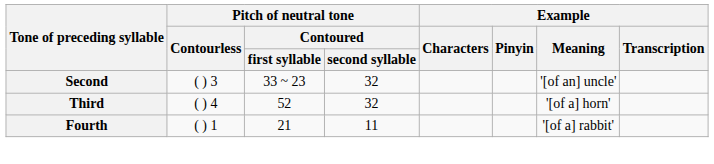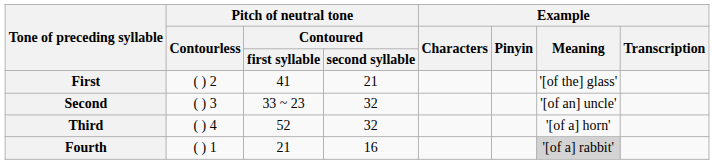+ row: (86, 81)
(372, 125) 11 -> (371, 147) 16
(578, 125) no background -> (578, 147) lightgrey background
